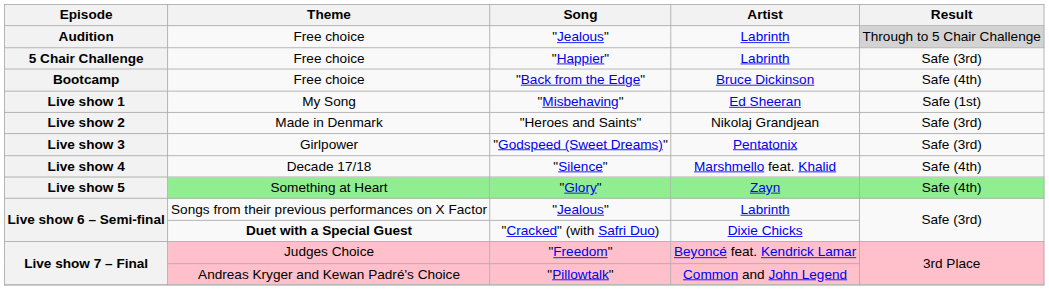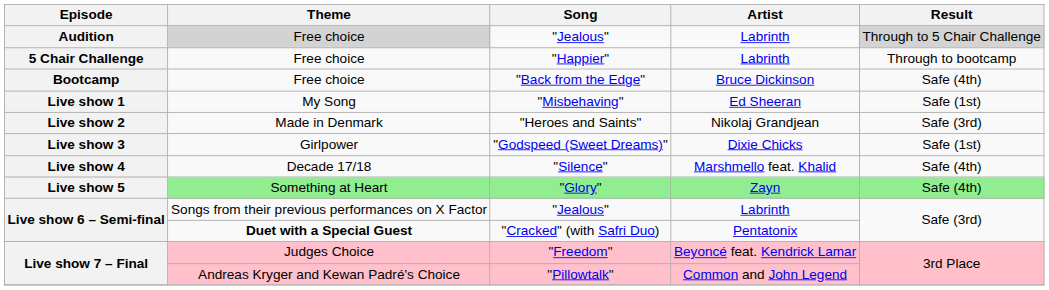(329, 36) no background -> (329, 36) lightgrey background
(952, 58) Safe (3rd) -> (952, 58) Through to bootcamp
(765, 144) Pentatonix -> (765, 144) Dixie Chicks
(952, 144) Safe (3rd) -> (952, 144) Safe (1st)
(765, 230) Dixie Chicks -> (765, 230) Pentatonix
